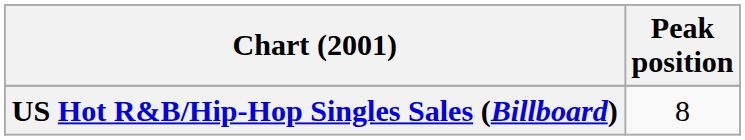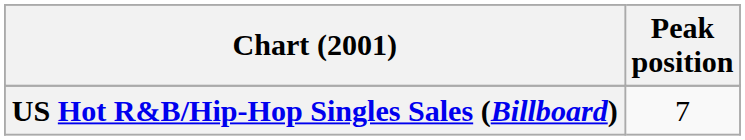(683, 109) 8 -> (683, 109) 7
